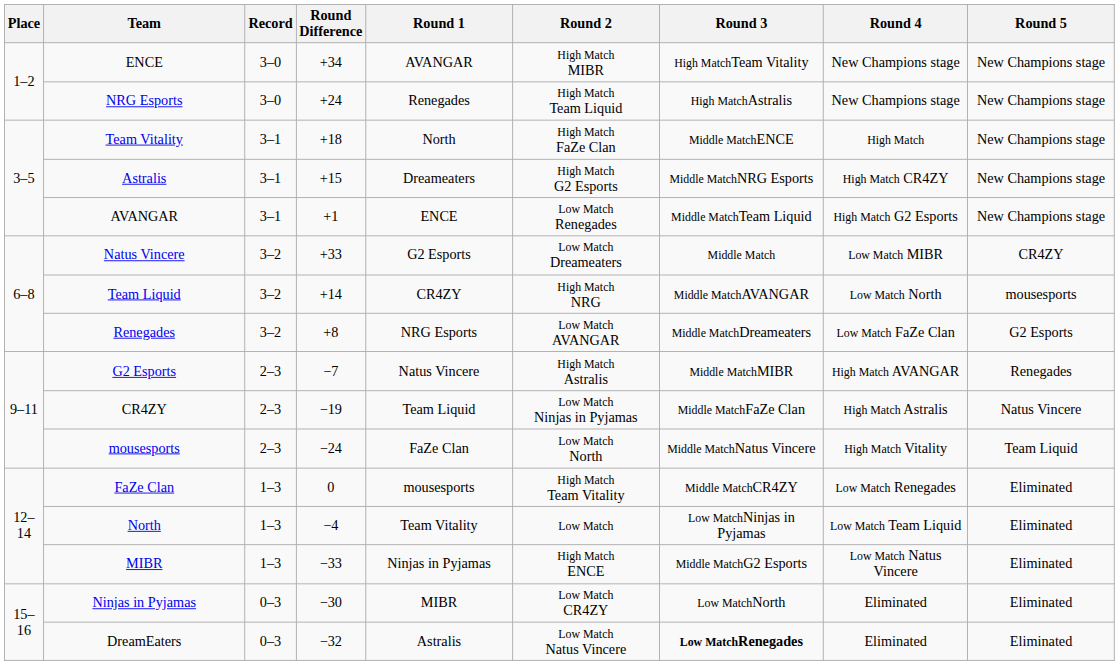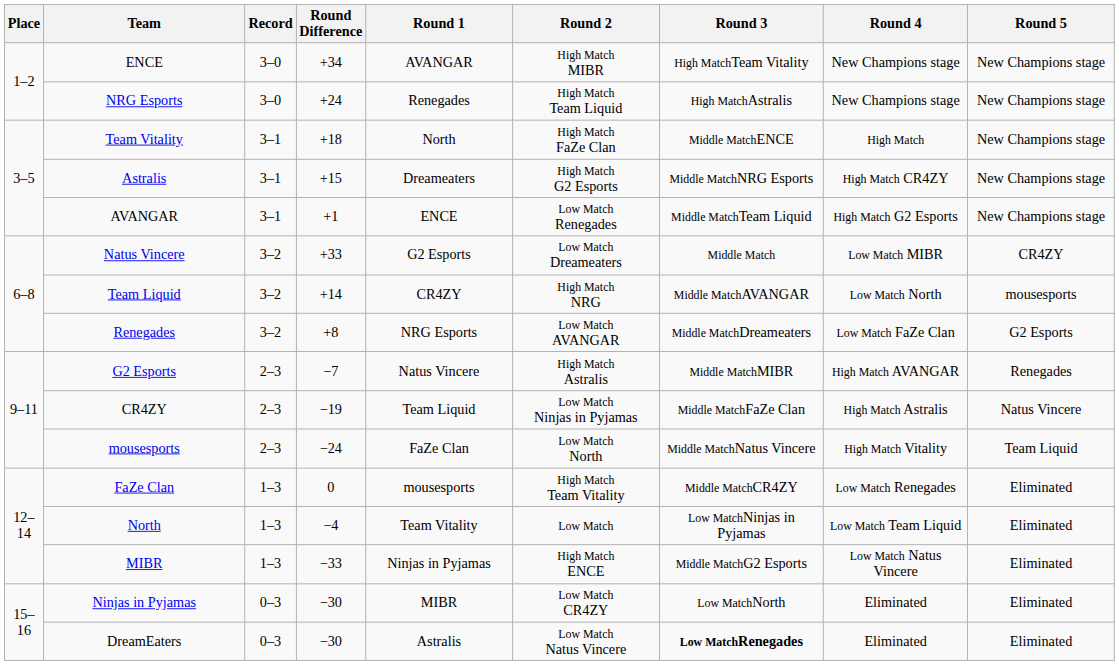(331, 641) −32 -> (331, 641) −30
